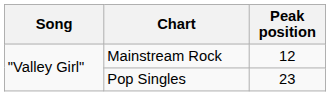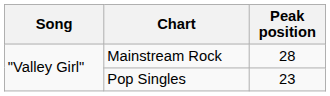(287, 56) 12 -> (287, 56) 28
